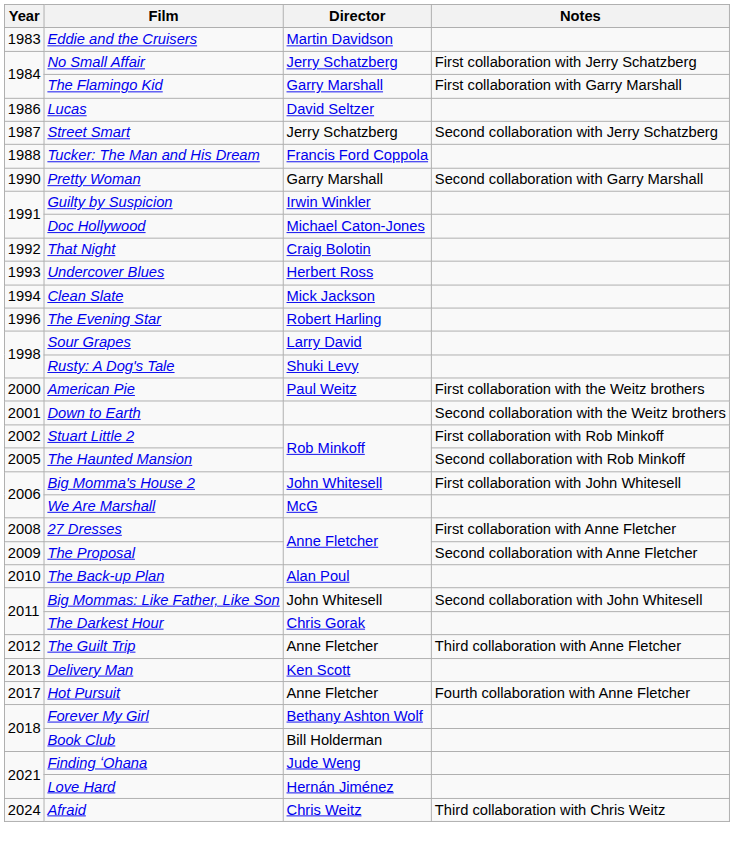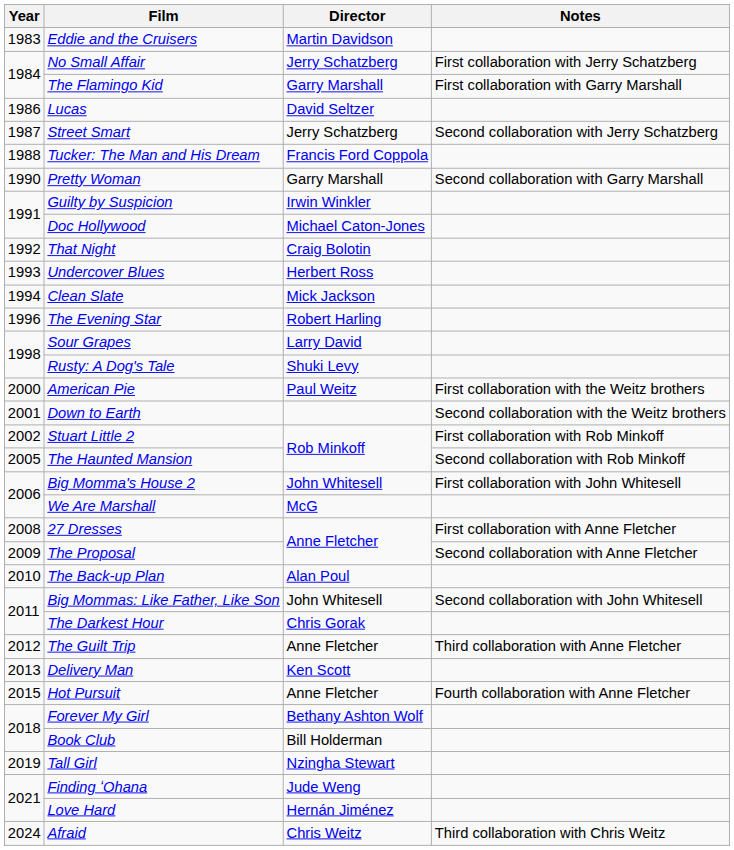(24, 693) 2017 -> (24, 693) 2015
+ row: (72, 763)
